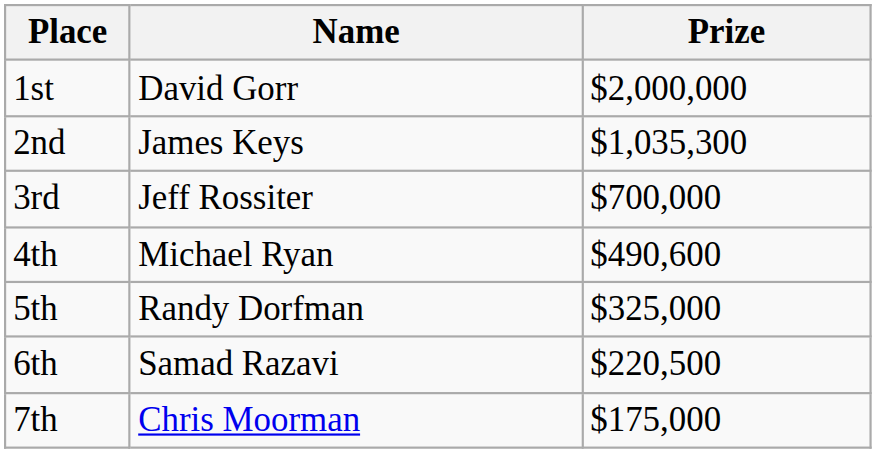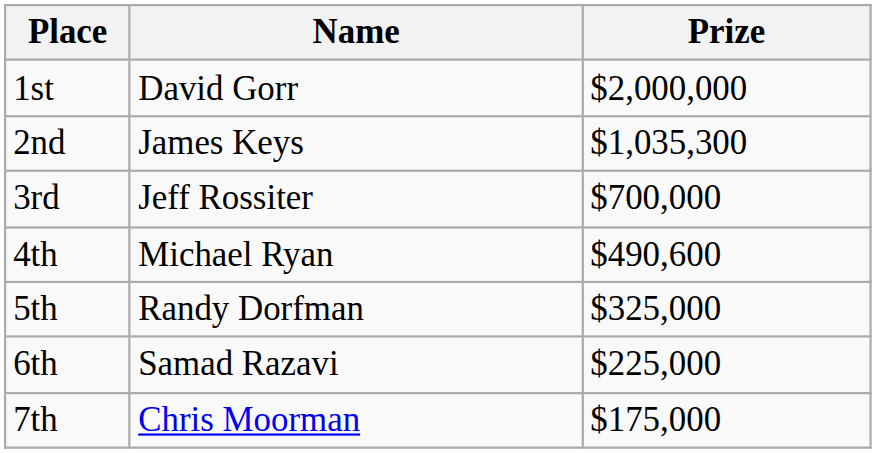(656, 364) $220,500 -> (656, 364) $225,000
